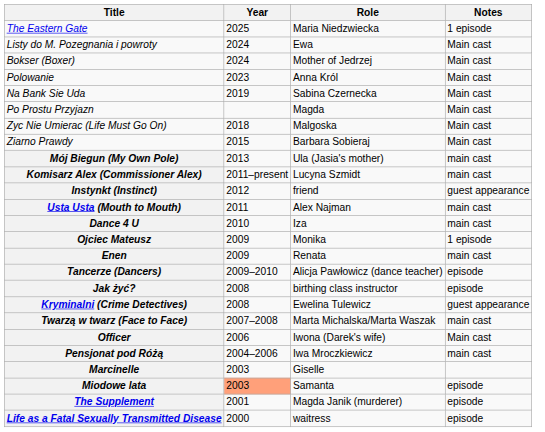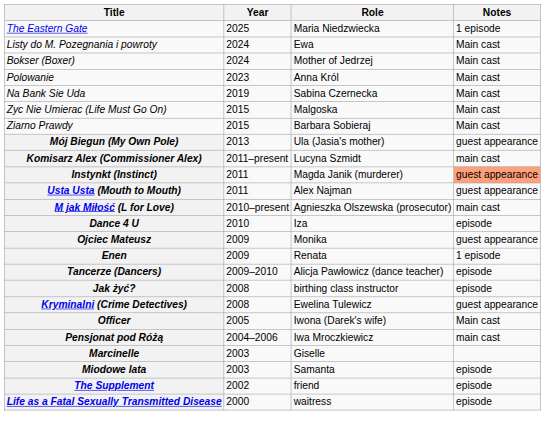- row: (50, 110)
(238, 126) 2018 -> (238, 110) 2015
(469, 158) main cast -> (497, 142) guest appearance
(238, 191) 2012 -> (237, 175) 2011
(306, 191) friend -> (348, 175) Magda Janik (murderer)
(488, 191) no background -> (497, 175) lightsalmon background
(469, 207) main cast -> (497, 191) guest appearance
+ row: (114, 207)
(469, 223) main cast -> (474, 223) episode
(470, 239) 1 episode -> (497, 239) guest appearance
(469, 256) main cast -> (478, 256) 1 episode
- row: (114, 321)
(238, 337) 2006 -> (238, 321) 2005
(238, 386) lightsalmon background -> (238, 369) no background
(238, 402) 2001 -> (238, 386) 2002
(348, 402) Magda Janik (murderer) -> (307, 386) friend
